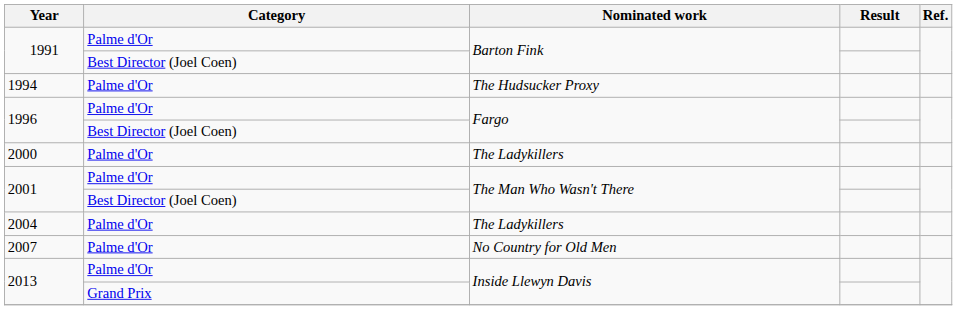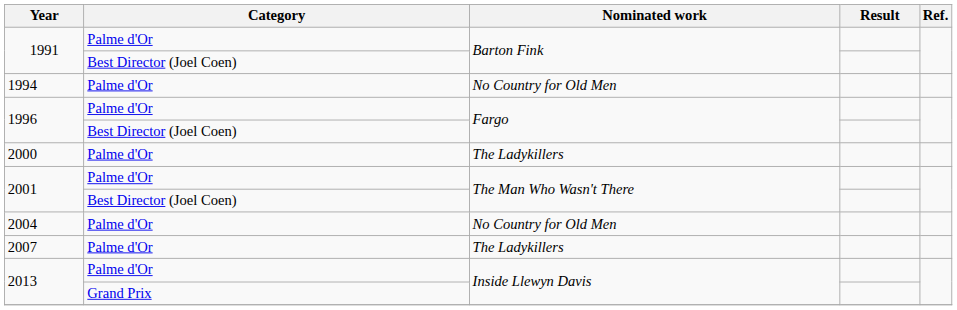(536, 85) The Hudsucker Proxy -> (545, 85) No Country for Old Men
(518, 223) The Ladykillers -> (545, 223) No Country for Old Men
(545, 246) No Country for Old Men -> (518, 246) The Ladykillers
